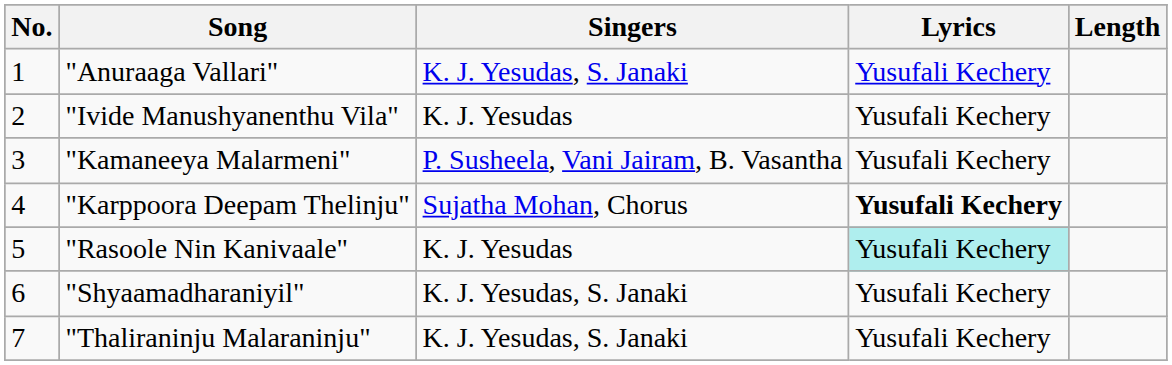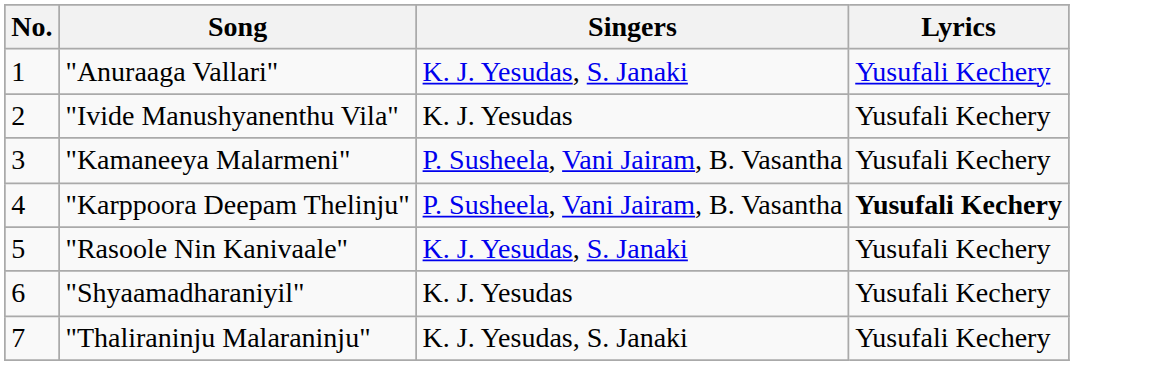- column: (1118, 26)
(555, 204) Sujatha Mohan, Chorus -> (632, 204) P. Susheela, Vani Jairam, B. Vasantha
(498, 248) K. J. Yesudas -> (555, 248) K. J. Yesudas, S. Janaki
(953, 248) paleturquoise background -> (953, 248) no background
(555, 293) K. J. Yesudas, S. Janaki -> (498, 293) K. J. Yesudas
